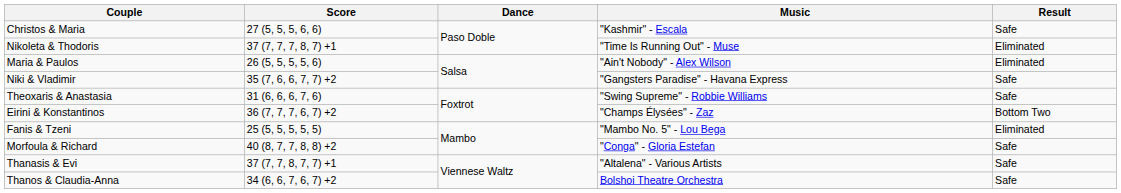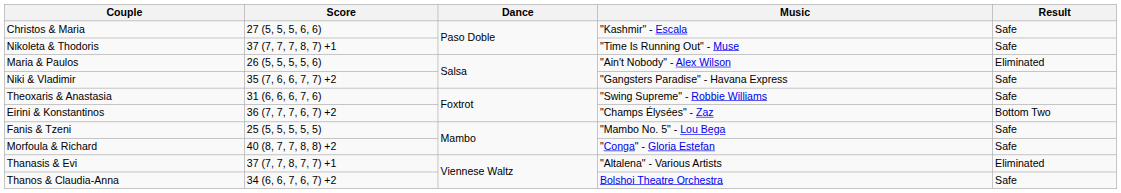(1020, 46) Eliminated -> (1006, 46) Safe
(1020, 130) Eliminated -> (1006, 130) Safe
(1006, 163) Safe -> (1020, 163) Eliminated
